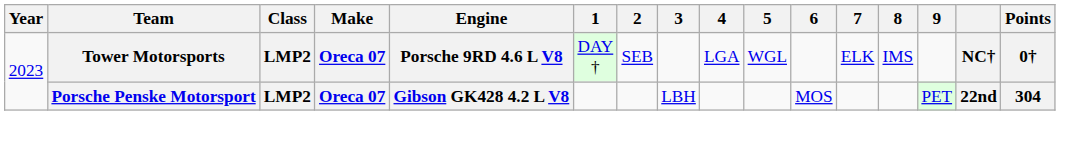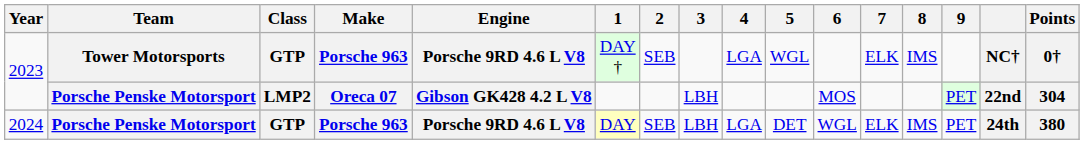(287, 56) LMP2 -> (287, 56) GTP
(352, 56) Oreca 07 -> (363, 56) Porsche 963
+ row: (26, 124)
